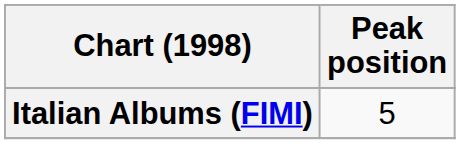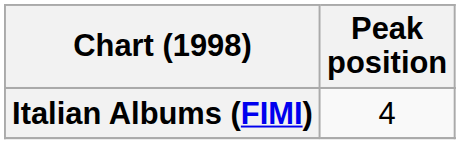(387, 112) 5 -> (387, 112) 4
